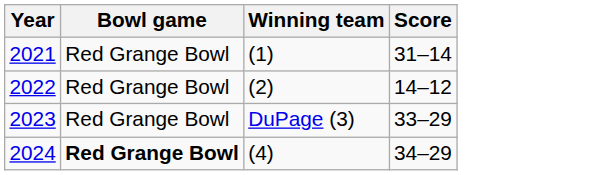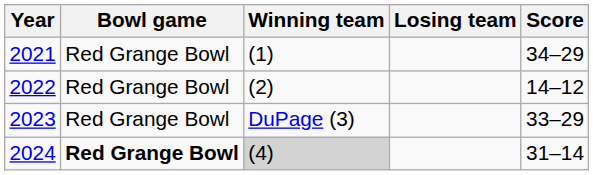+ column: (455, 20)
(423, 53) 31–14 -> (555, 53) 34–29
(261, 152) no background -> (261, 152) lightgrey background
(423, 152) 34–29 -> (555, 152) 31–14
